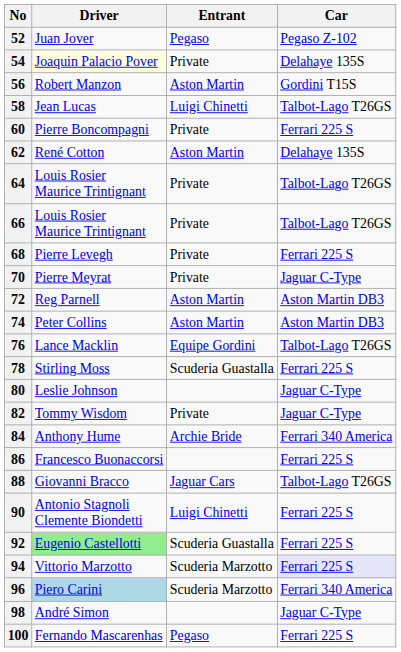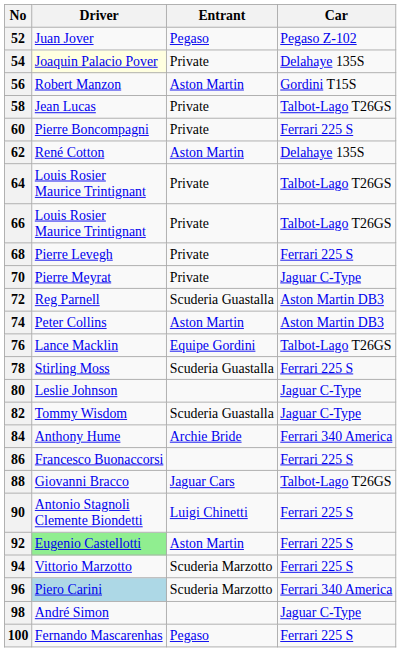(209, 107) Luigi Chinetti -> (189, 107) Private
(207, 299) Aston Martin -> (222, 299) Scuderia Guastalla
(189, 413) Private -> (222, 413) Scuderia Guastalla
(222, 544) Scuderia Guastalla -> (207, 544) Aston Martin
(317, 566) lavender background -> (317, 566) no background
